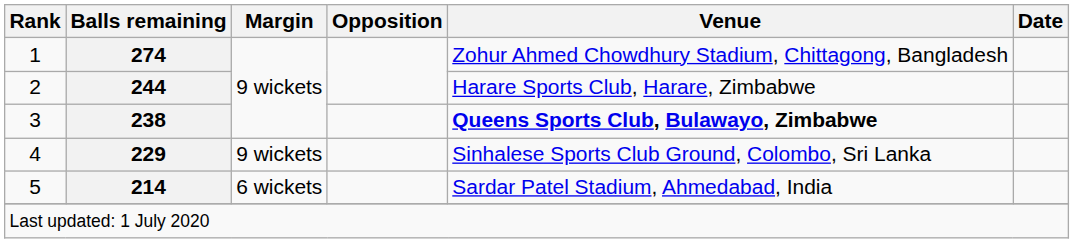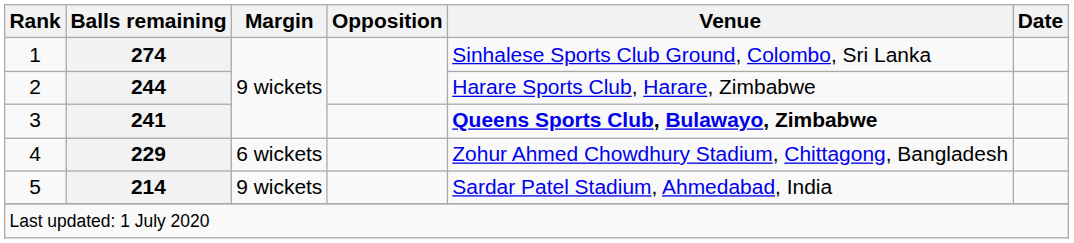(730, 54) Zohur Ahmed Chowdhury Stadium, Chittagong, Bangladesh -> (692, 54) Sinhalese Sports Club Ground, Colombo, Sri Lanka
(148, 120) 238 -> (148, 120) 241
(279, 154) 9 wickets -> (279, 154) 6 wickets
(692, 154) Sinhalese Sports Club Ground, Colombo, Sri Lanka -> (730, 154) Zohur Ahmed Chowdhury Stadium, Chittagong, Bangladesh
(279, 187) 6 wickets -> (279, 187) 9 wickets
